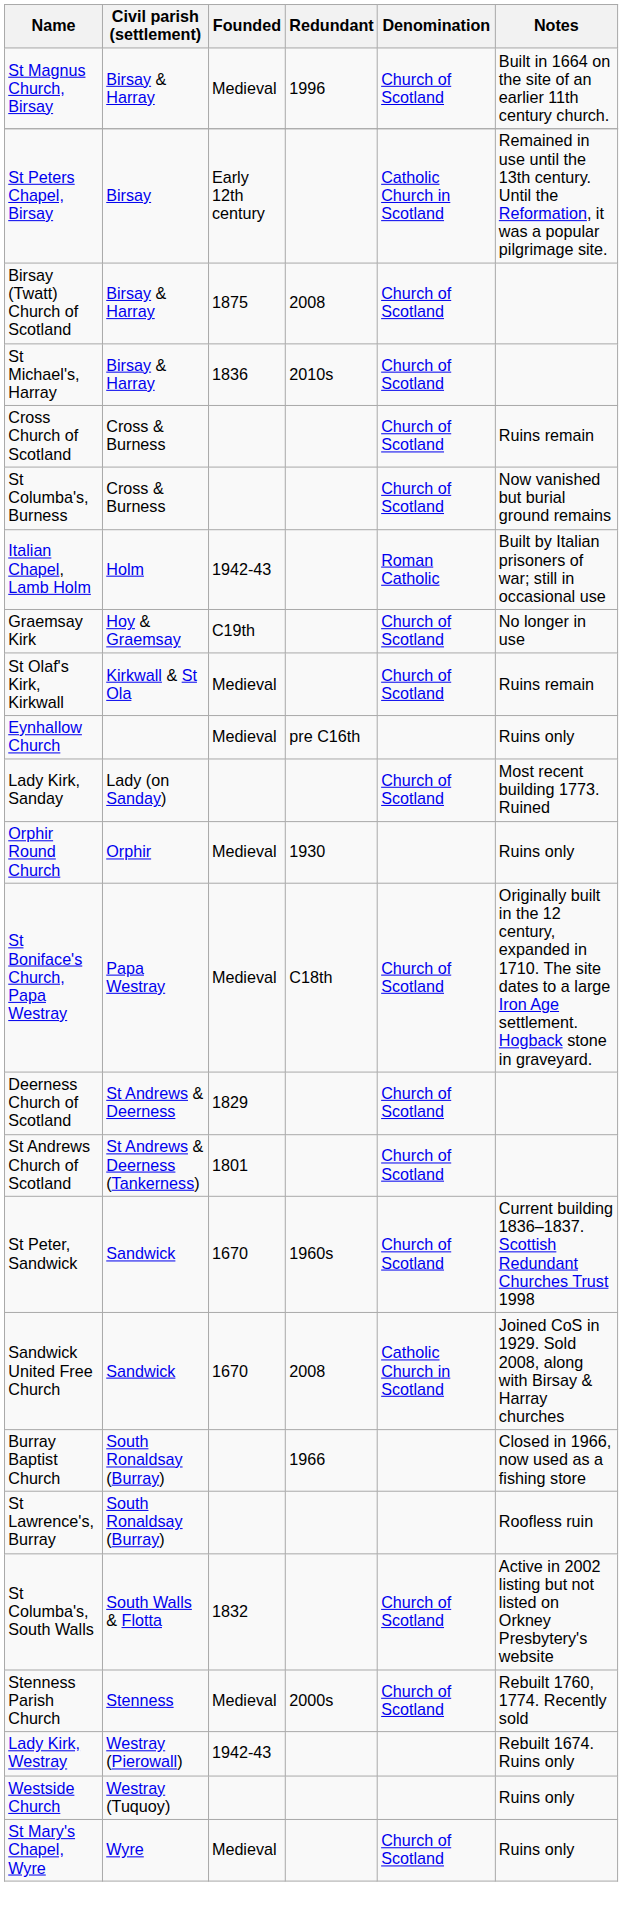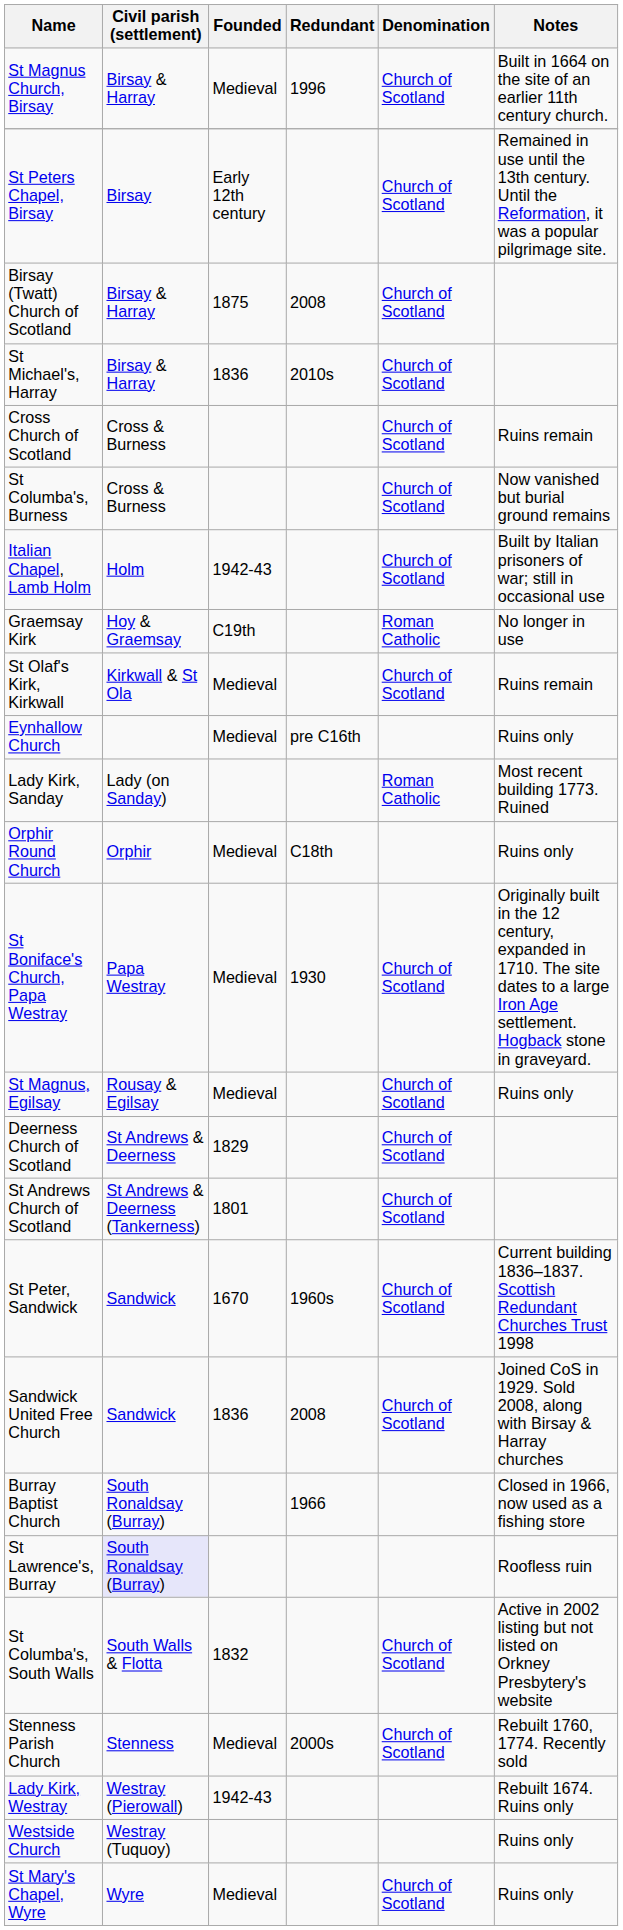(416, 195) Catholic Church in Scotland -> (417, 195) Church of Scotland
(410, 569) Roman Catholic -> (417, 569) Church of Scotland
(416, 631) Church of Scotland -> (411, 631) Roman Catholic
(416, 790) Church of Scotland -> (411, 790) Roman Catholic
(307, 852) 1930 -> (311, 852) C18th
(311, 977) C18th -> (308, 977) 1930
+ row: (49, 1094)
(230, 1371) 1670 -> (230, 1414) 1836
(416, 1371) Catholic Church in Scotland -> (417, 1414) Church of Scotland
(144, 1522) no background -> (145, 1566) lavender background
